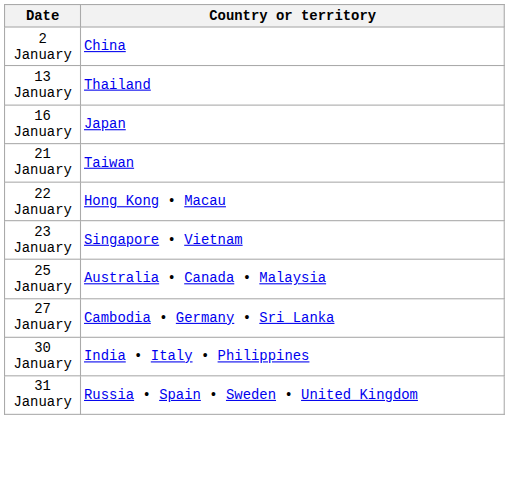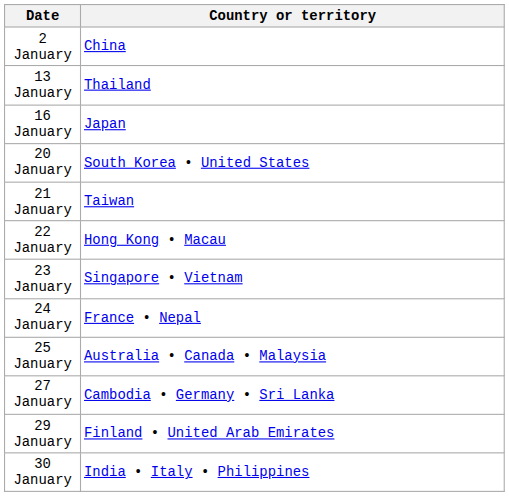+ row: (43, 163)
+ row: (43, 318)
+ row: (43, 434)
- row: (43, 395)
